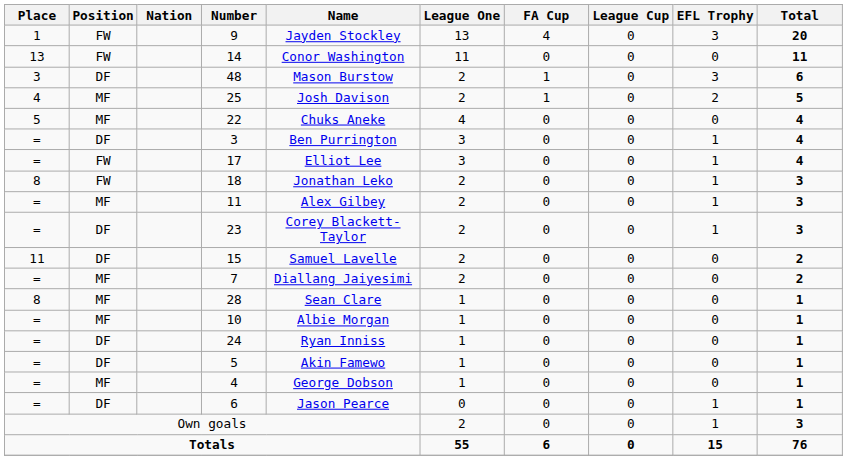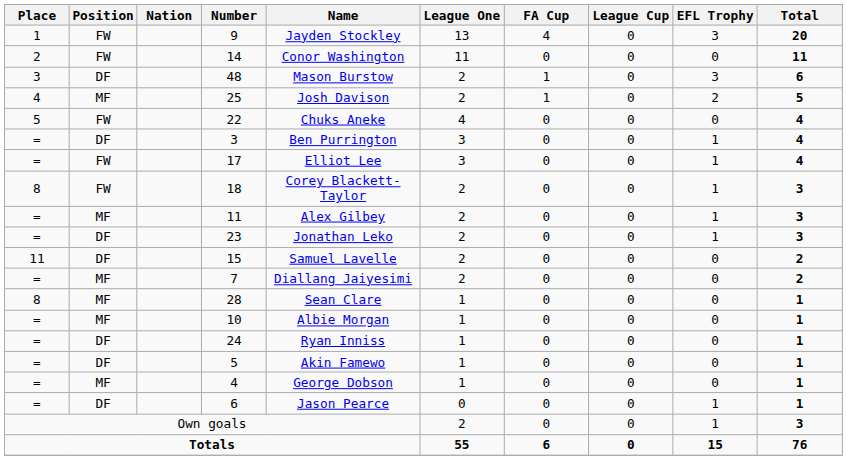(37, 56) 13 -> (37, 56) 2
(103, 119) MF -> (103, 119) FW
(343, 181) Jonathan Leko -> (343, 188) Corey Blackett-Taylor
(343, 230) Corey Blackett-Taylor -> (343, 237) Jonathan Leko
